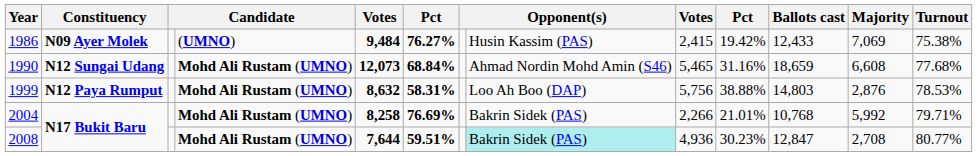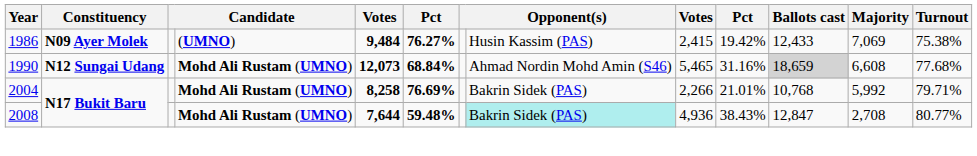(793, 65) no background -> (793, 65) lightgrey background
- row: (23, 90)
(431, 139) 59.51% -> (431, 115) 59.48%
(743, 139) 30.23% -> (743, 115) 38.43%
